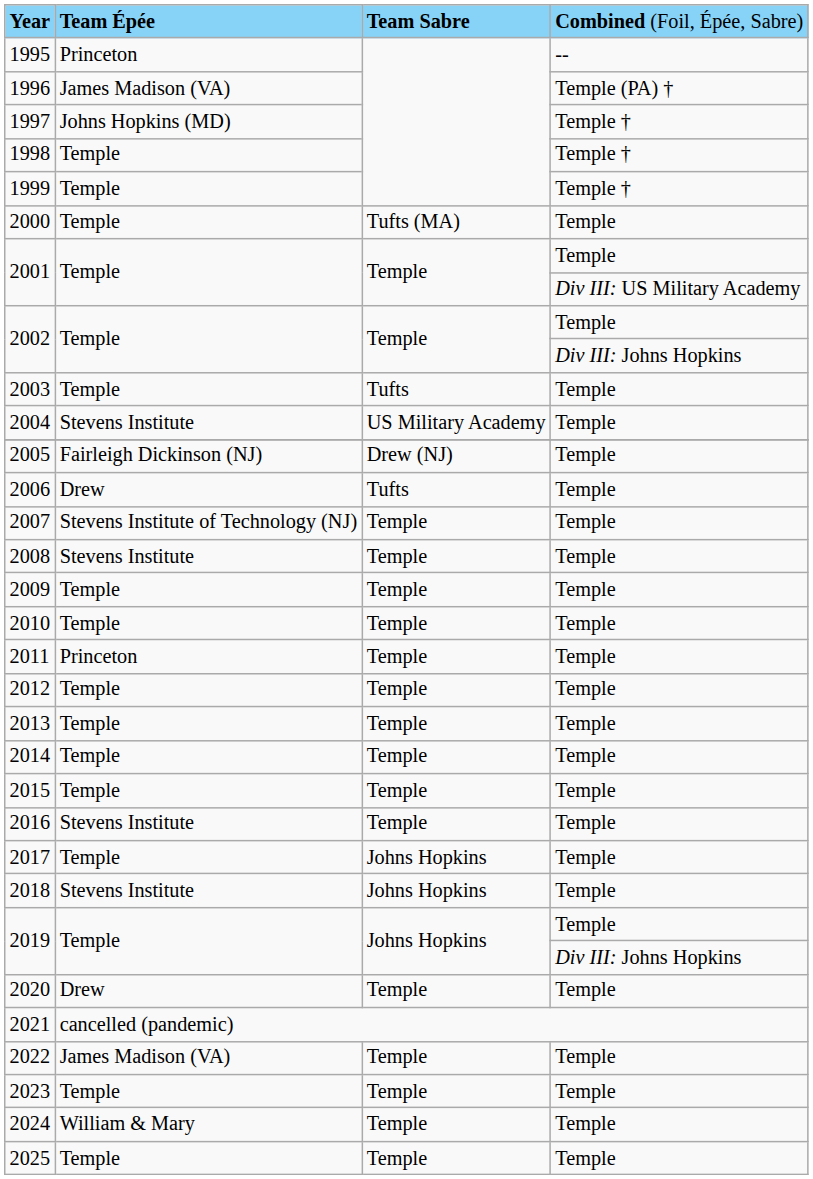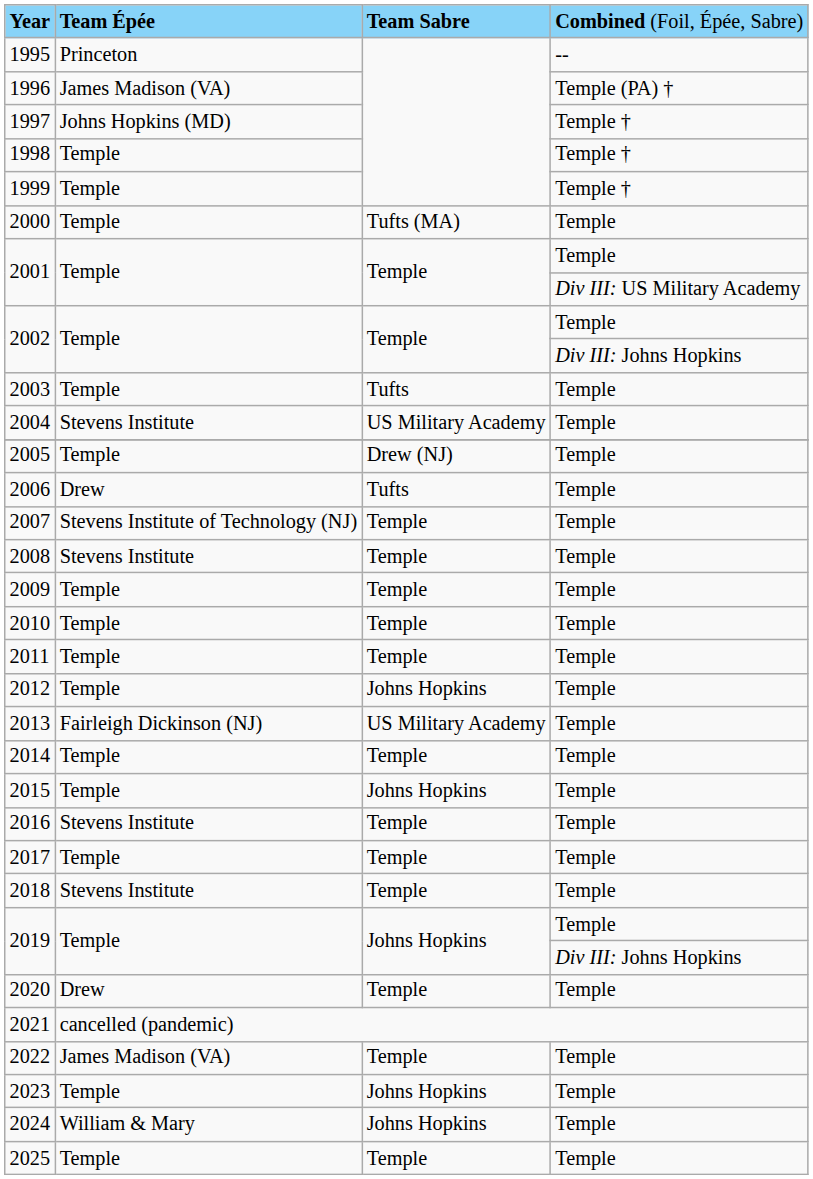(161, 455) Fairleigh Dickinson (NJ) -> (90, 455) Temple
(98, 656) Princeton -> (90, 656) Temple
(397, 689) Temple -> (427, 689) Johns Hopkins
(90, 722) Temple -> (161, 722) Fairleigh Dickinson (NJ)
(397, 722) Temple -> (456, 722) US Military Academy
(397, 789) Temple -> (427, 789) Johns Hopkins
(427, 856) Johns Hopkins -> (397, 856) Temple
(427, 890) Johns Hopkins -> (397, 890) Temple
(397, 1090) Temple -> (427, 1090) Johns Hopkins
(397, 1124) Temple -> (427, 1124) Johns Hopkins
